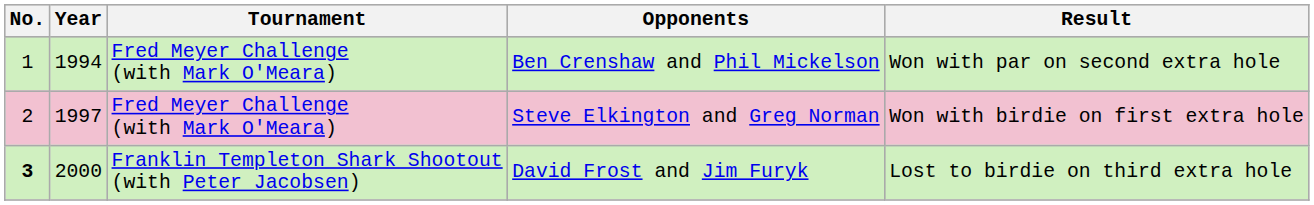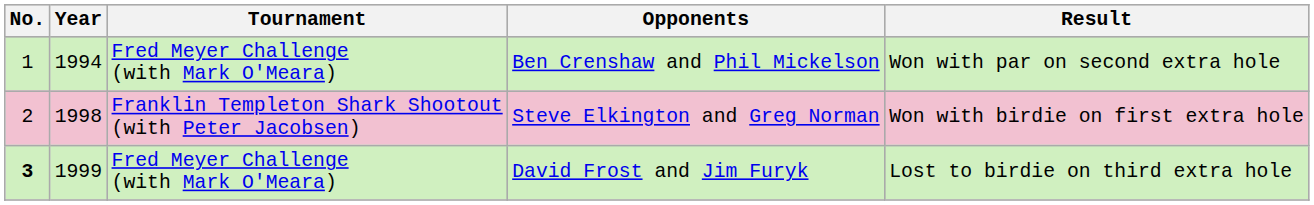(78, 118) 1997 -> (78, 118) 1998
(230, 118) Fred Meyer Challenge (with Mark O'Meara) -> (307, 118) Franklin Templeton Shark Shootout (with Peter Jacobsen)
(78, 173) 2000 -> (78, 173) 1999
(307, 173) Franklin Templeton Shark Shootout (with Peter Jacobsen) -> (230, 173) Fred Meyer Challenge (with Mark O'Meara)
